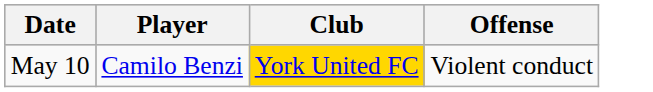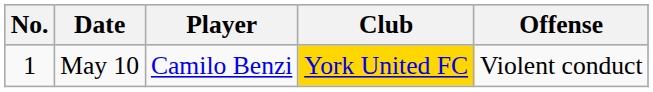+ column: (30, 24)
